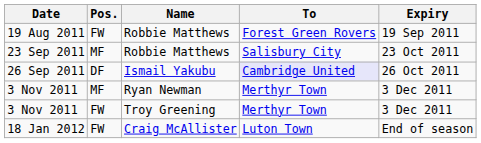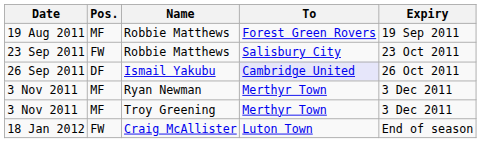(97, 33) FW -> (97, 33) MF
(97, 52) MF -> (97, 52) FW
(97, 109) FW -> (97, 109) MF
